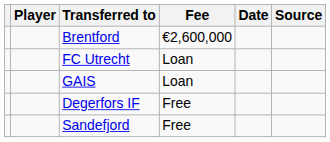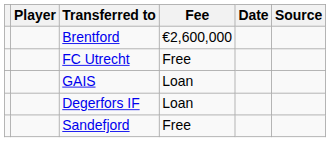(178, 59) Loan -> (177, 59) Free
(177, 103) Free -> (178, 103) Loan
